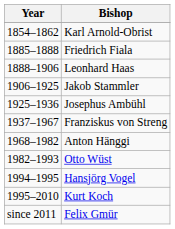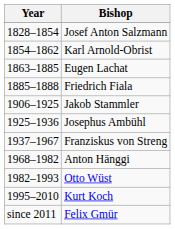+ row: (116, 31)
+ row: (96, 68)
- row: (99, 68)
- row: (100, 178)
